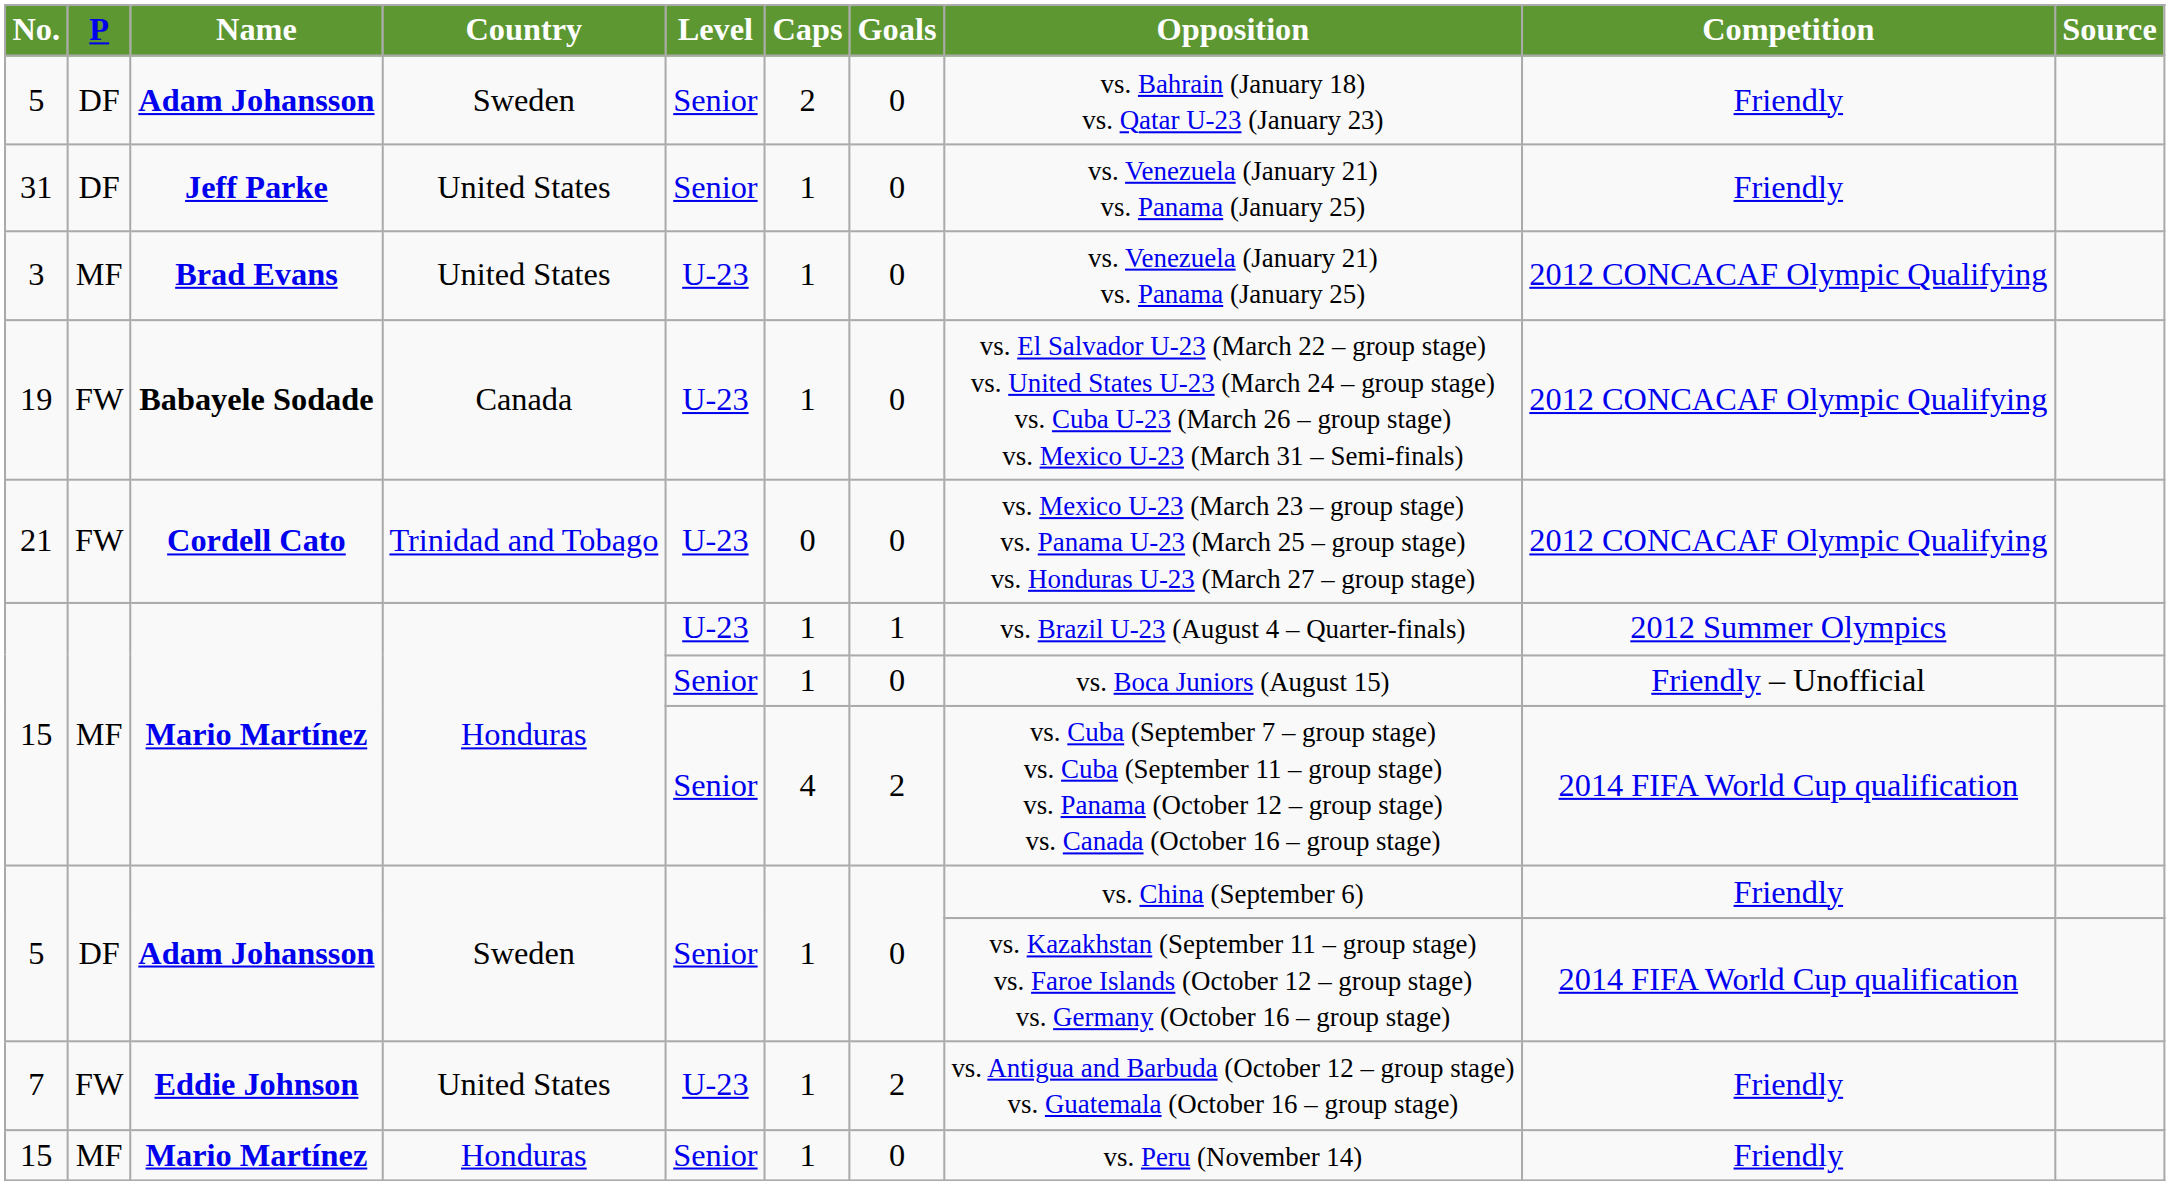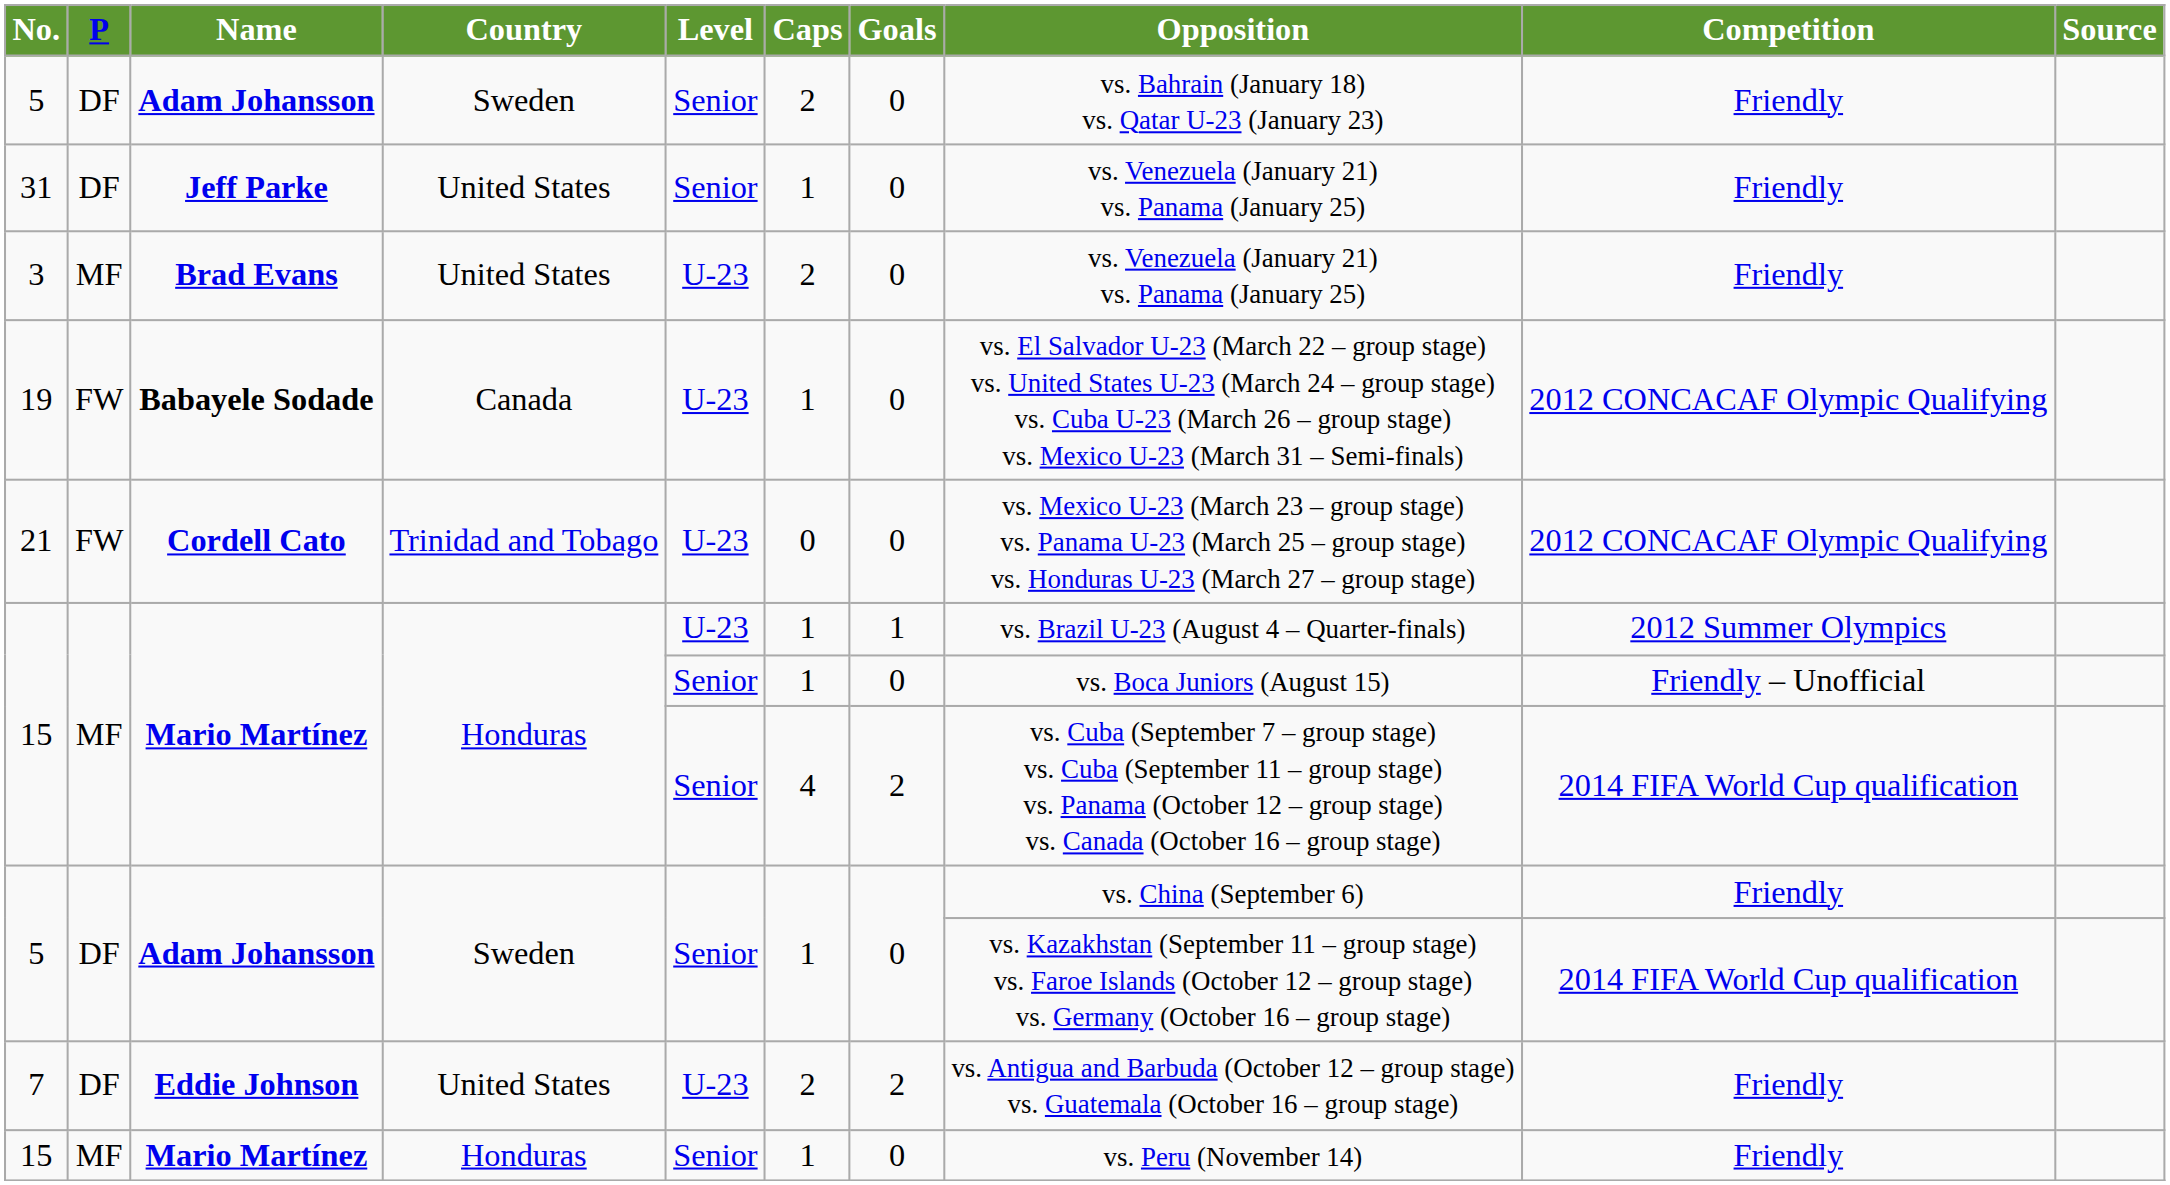(808, 274) 1 -> (808, 274) 2
(1788, 274) 2012 CONCACAF Olympic Qualifying -> (1788, 274) Friendly
(99, 1084) FW -> (99, 1084) DF
(808, 1084) 1 -> (808, 1084) 2
